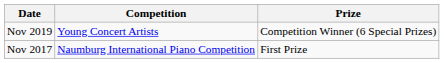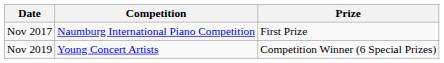rows swapped: (30, 49) <-> (30, 31)
